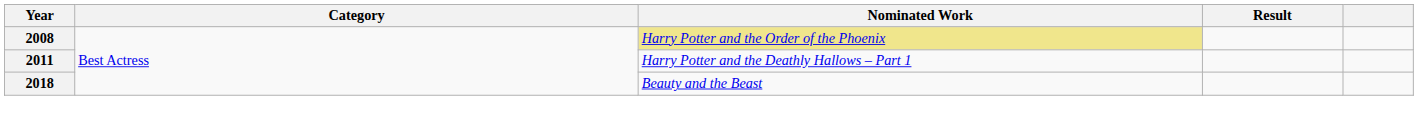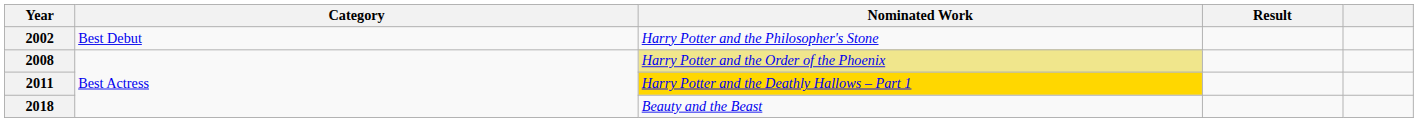+ row: (40, 38)
(777, 60) no background -> (777, 83) gold background
